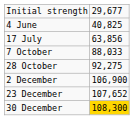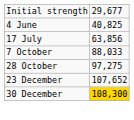(107, 66) 92,275 -> (107, 66) 97,275
- row: (32, 80)
